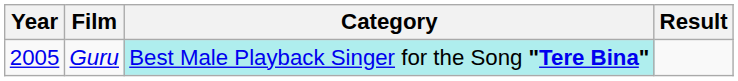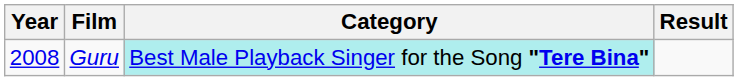(35, 57) 2005 -> (35, 57) 2008
